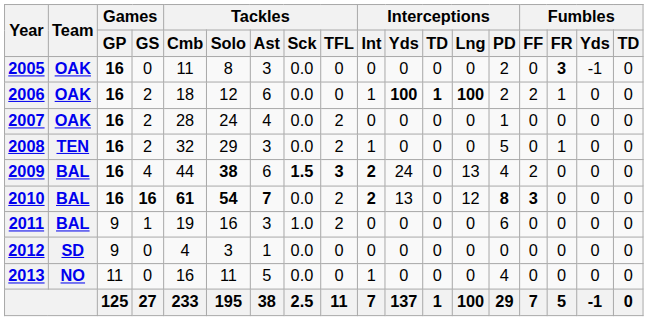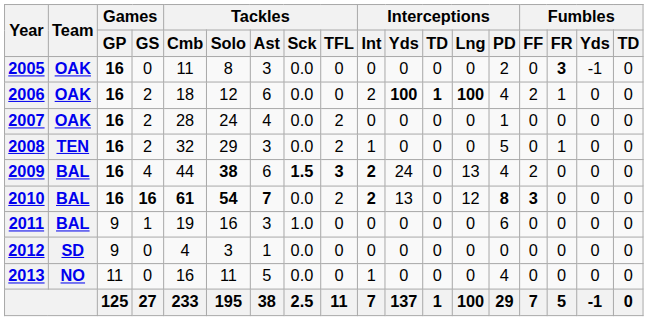(371, 95) 1 -> (371, 95) 2
(504, 95) 2 -> (504, 95) 4
(339, 224) 2 -> (339, 224) 0
